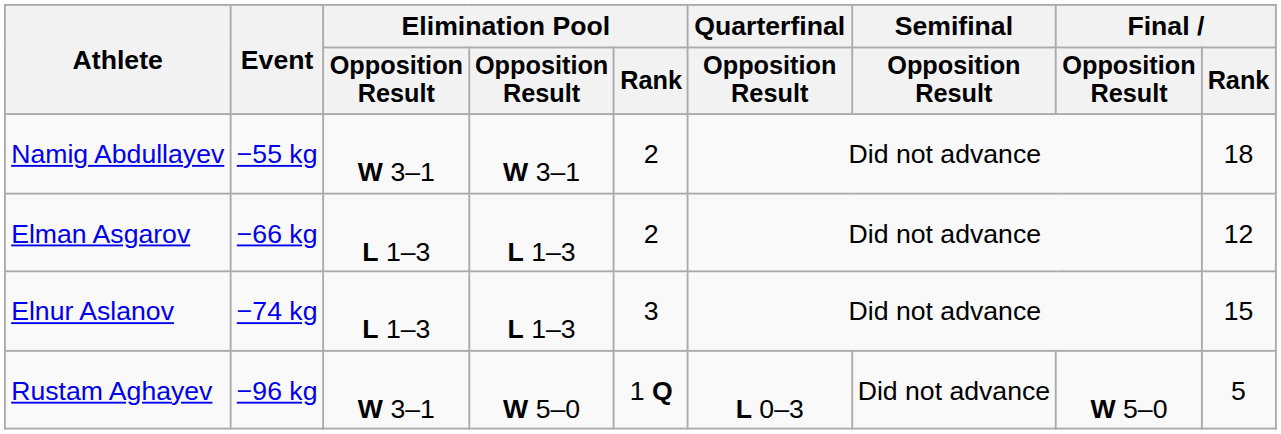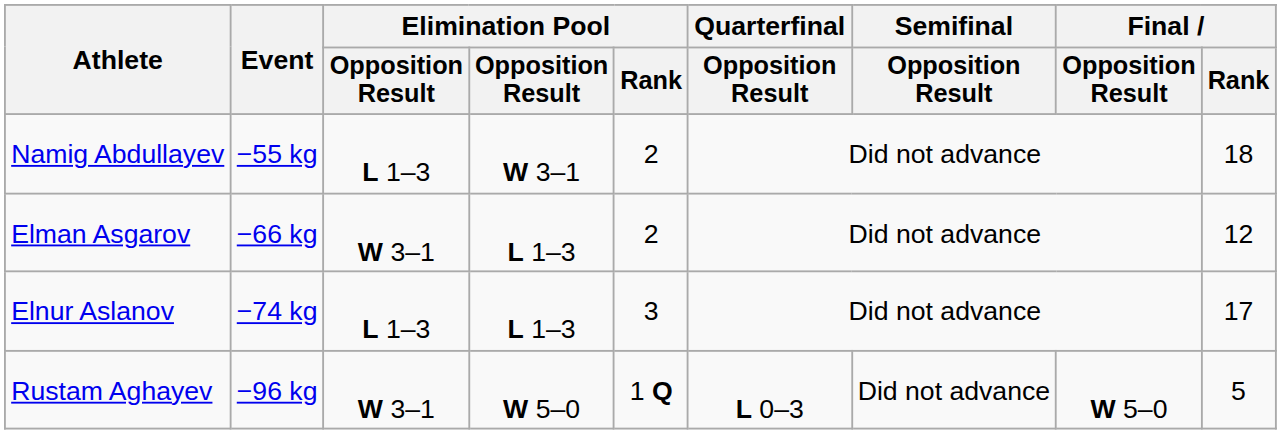(396, 173) W 3–1 -> (396, 173) L 1–3
(396, 251) L 1–3 -> (396, 251) W 3–1
(1239, 312) 15 -> (1239, 312) 17
